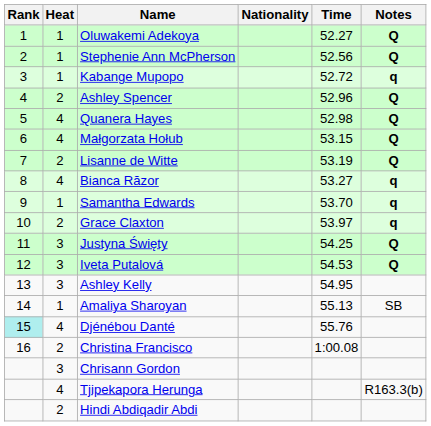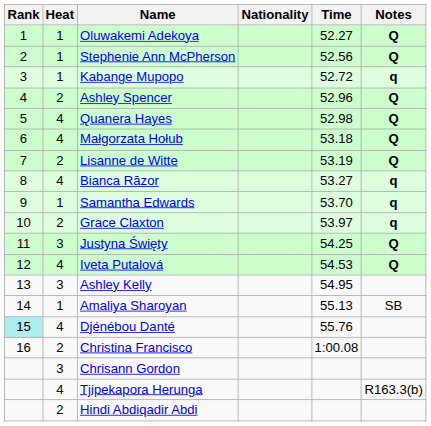(336, 139) 53.15 -> (336, 139) 53.18
(60, 264) 3 -> (60, 264) 4
